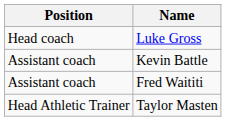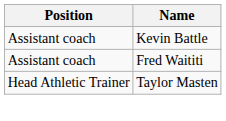- row: (169, 37)
